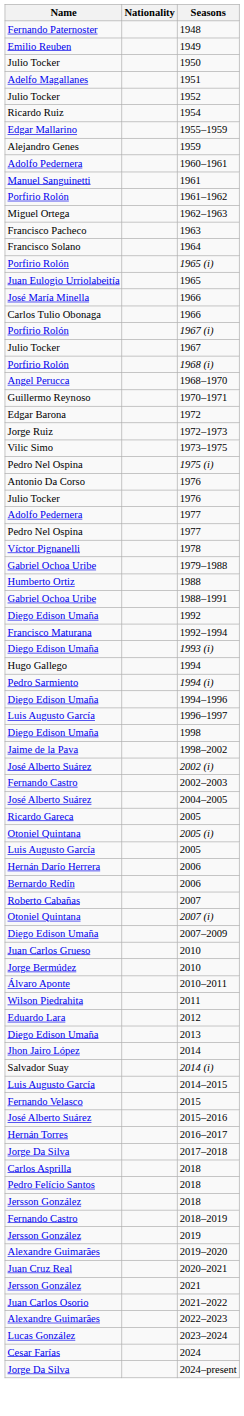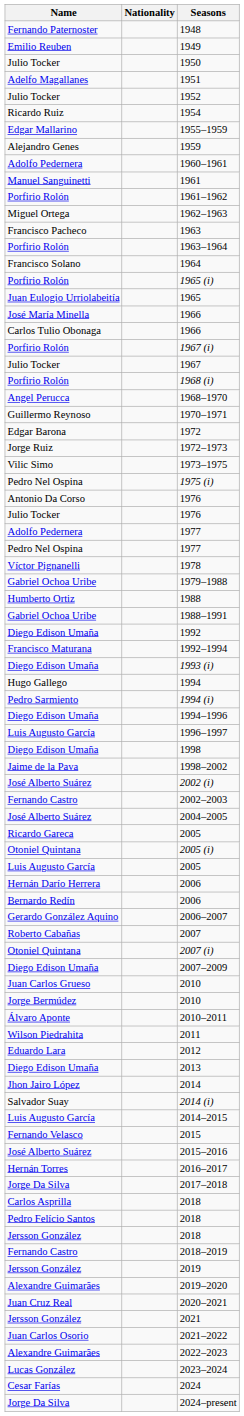+ row: (38, 247)
+ row: (63, 917)
